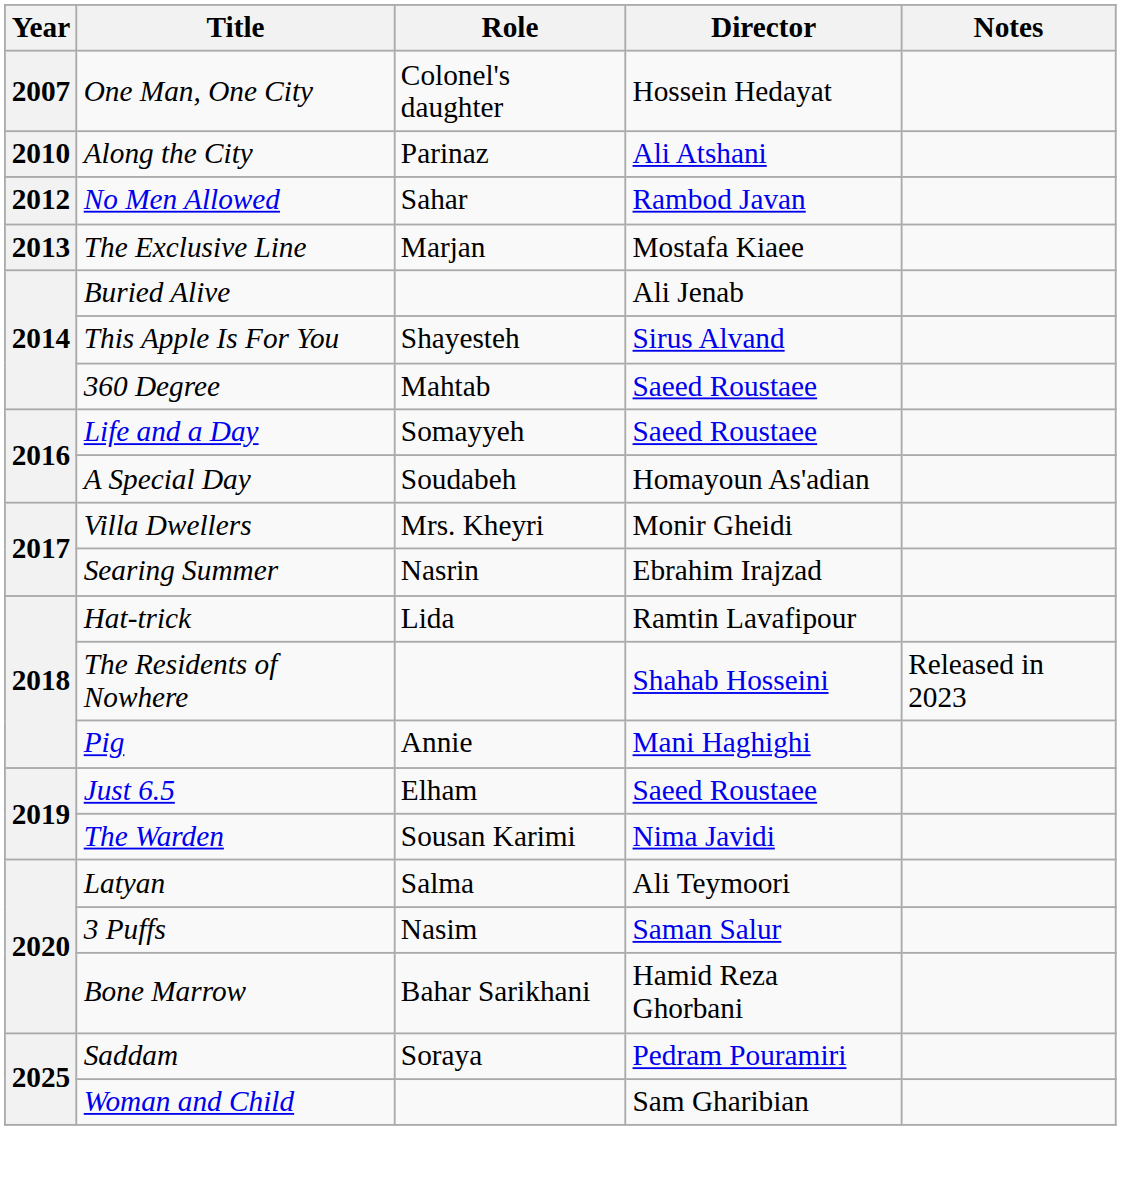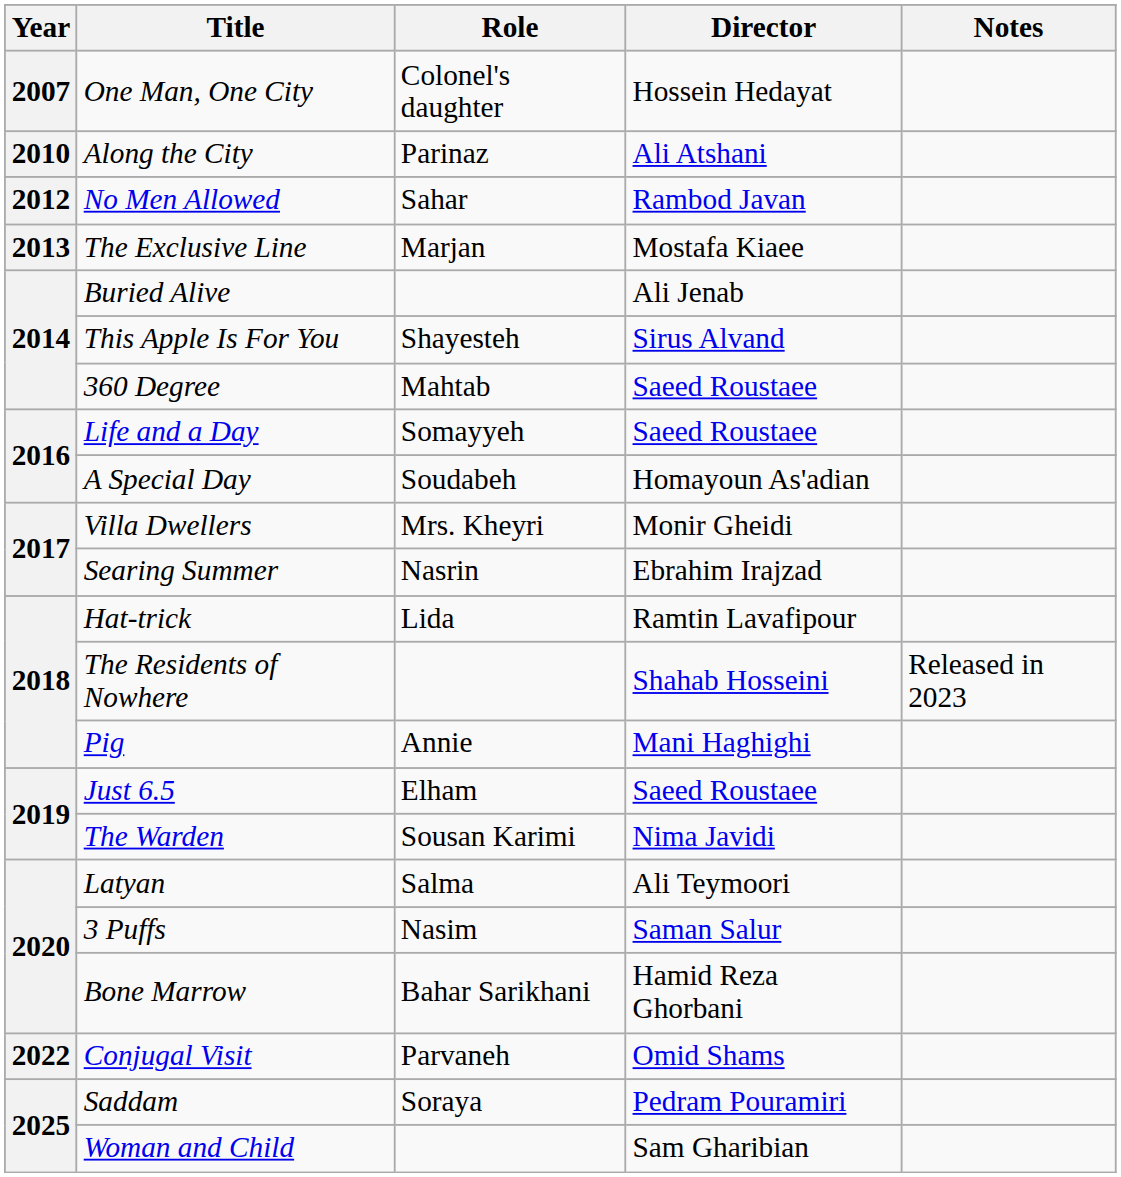+ row: (168, 1055)
